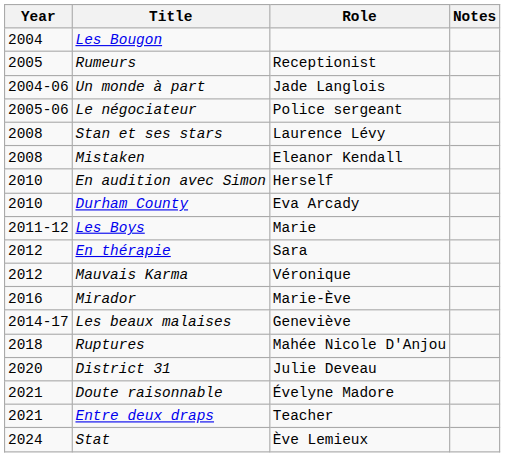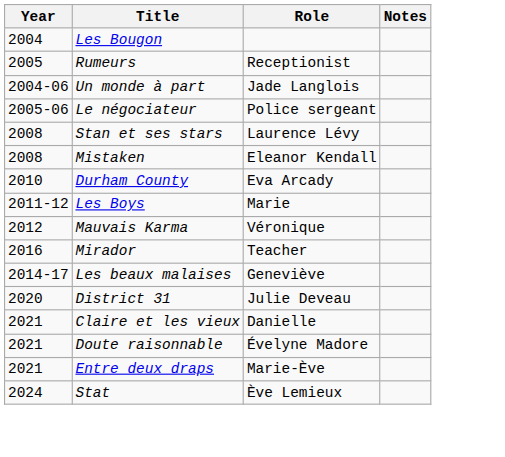- row: (171, 181)
- row: (123, 251)
(312, 299) Marie-Ève -> (277, 251) Teacher
- row: (110, 346)
+ row: (158, 322)
(303, 416) Teacher -> (286, 369) Marie-Ève
